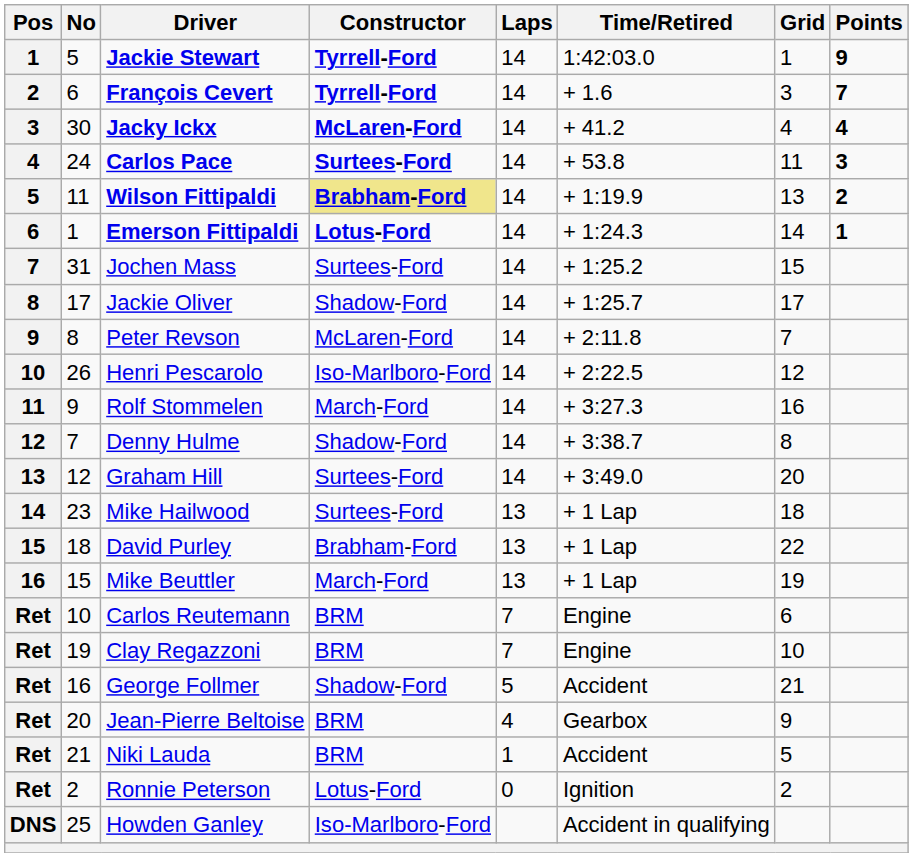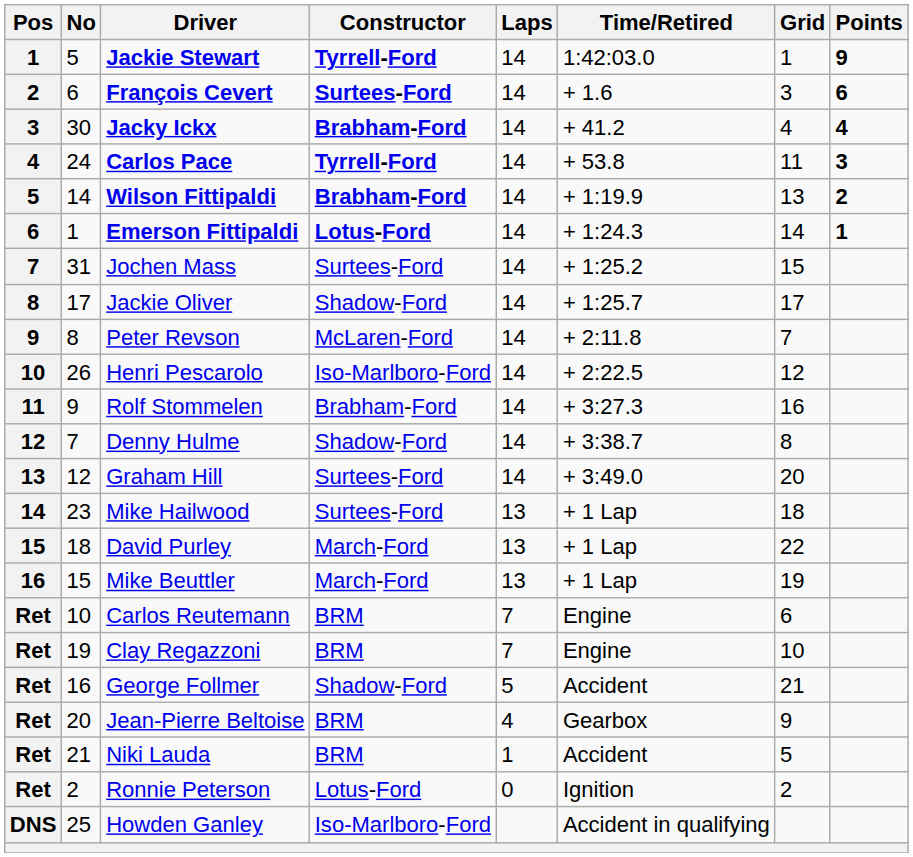(376, 92) Tyrrell-Ford -> (383, 92) Surtees-Ford
(842, 92) 7 -> (842, 92) 6
(388, 127) McLaren-Ford -> (391, 127) Brabham-Ford
(383, 162) Surtees-Ford -> (376, 162) Tyrrell-Ford
(78, 197) 11 -> (79, 197) 14
(391, 197) khaki background -> (391, 197) no background
(372, 406) March-Ford -> (386, 406) Brabham-Ford
(386, 546) Brabham-Ford -> (372, 546) March-Ford
